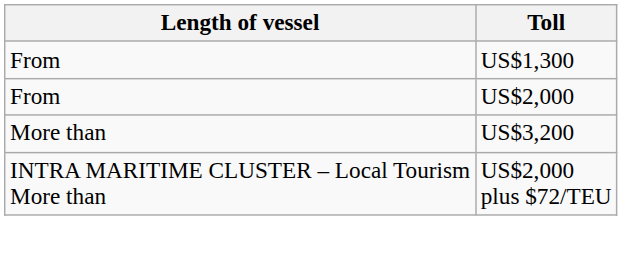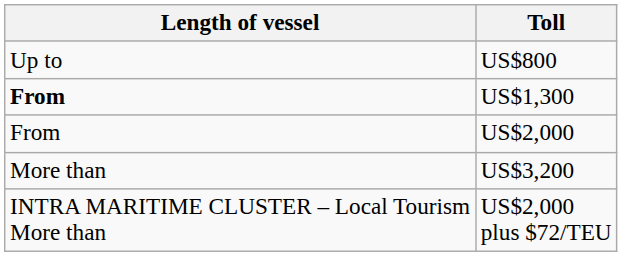+ row: (519, 59)
(35, 59) normal -> (38, 96) bold
